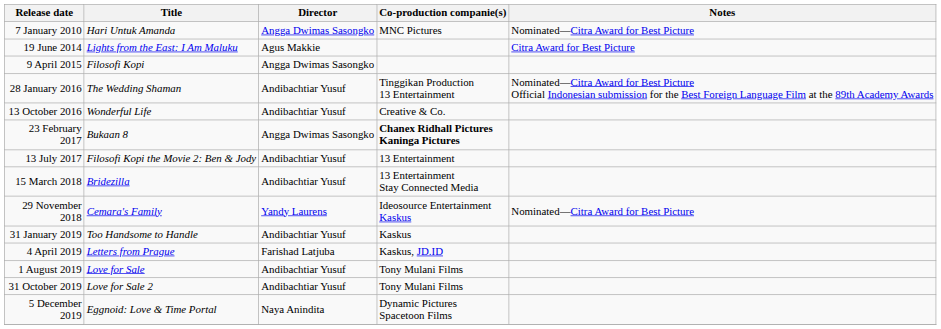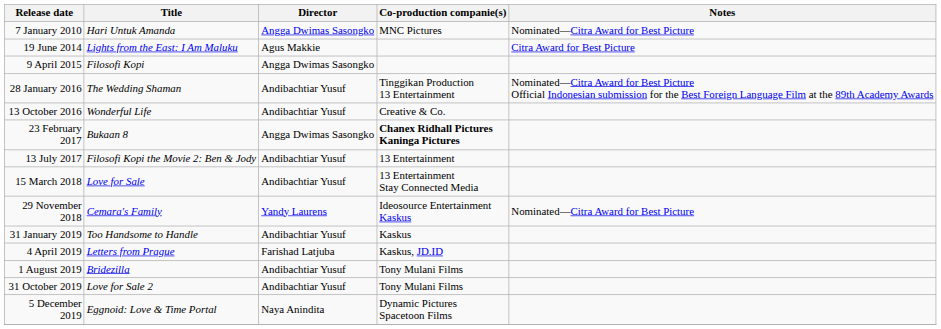(108, 181) Bridezilla -> (116, 181) Love for Sale
(116, 269) Love for Sale -> (108, 269) Bridezilla
